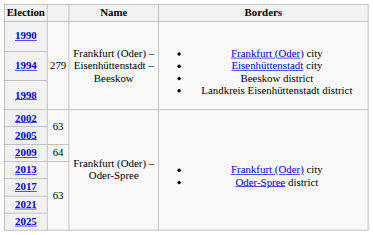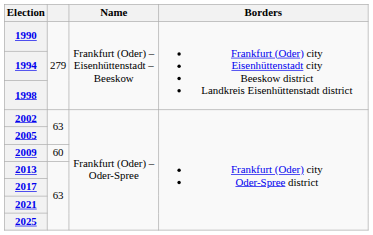(58, 152) 64 -> (58, 152) 60
